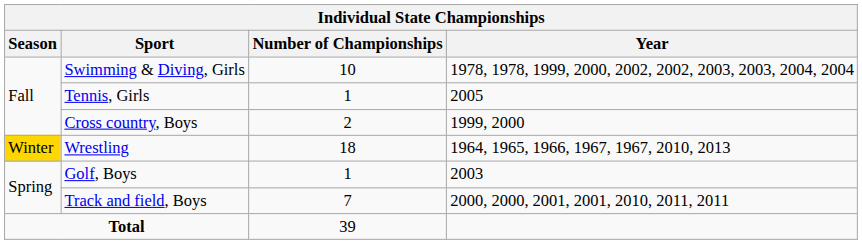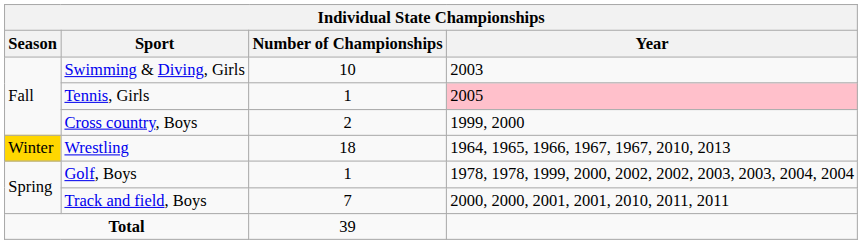(652, 69) 1978, 1978, 1999, 2000, 2002, 2002, 2003, 2003, 2004, 2004 -> (467, 69) 2003
(467, 95) no background -> (467, 95) pink background
(467, 174) 2003 -> (652, 174) 1978, 1978, 1999, 2000, 2002, 2002, 2003, 2003, 2004, 2004
